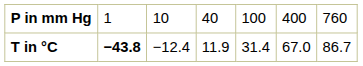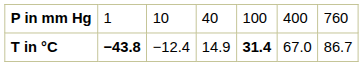(216, 47) 11.9 -> (216, 47) 14.9
(256, 47) normal -> (257, 47) bold
